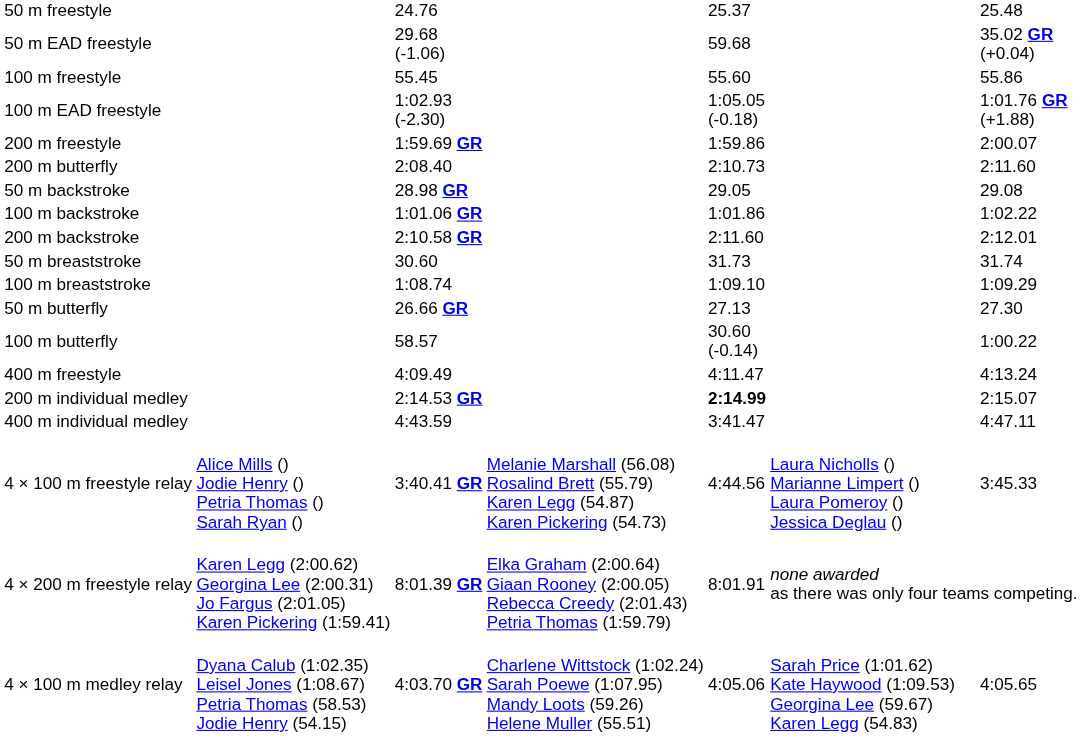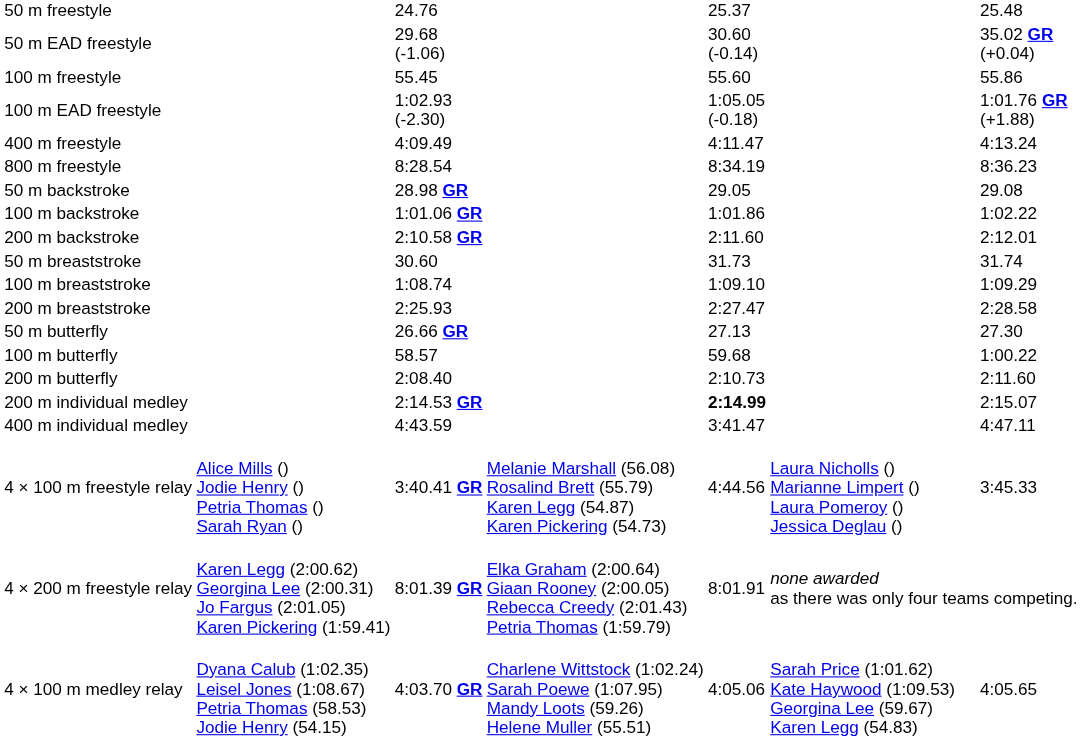(729, 43) 59.68 -> (733, 43) 30.60 (-0.14)
- row: (63, 143)
rows swapped: (63, 374) <-> (61, 167)
+ row: (63, 167)
+ row: (77, 308)
(733, 341) 30.60 (-0.14) -> (729, 355) 59.68
